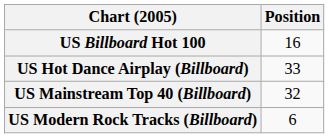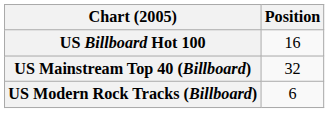- row: (133, 68)
